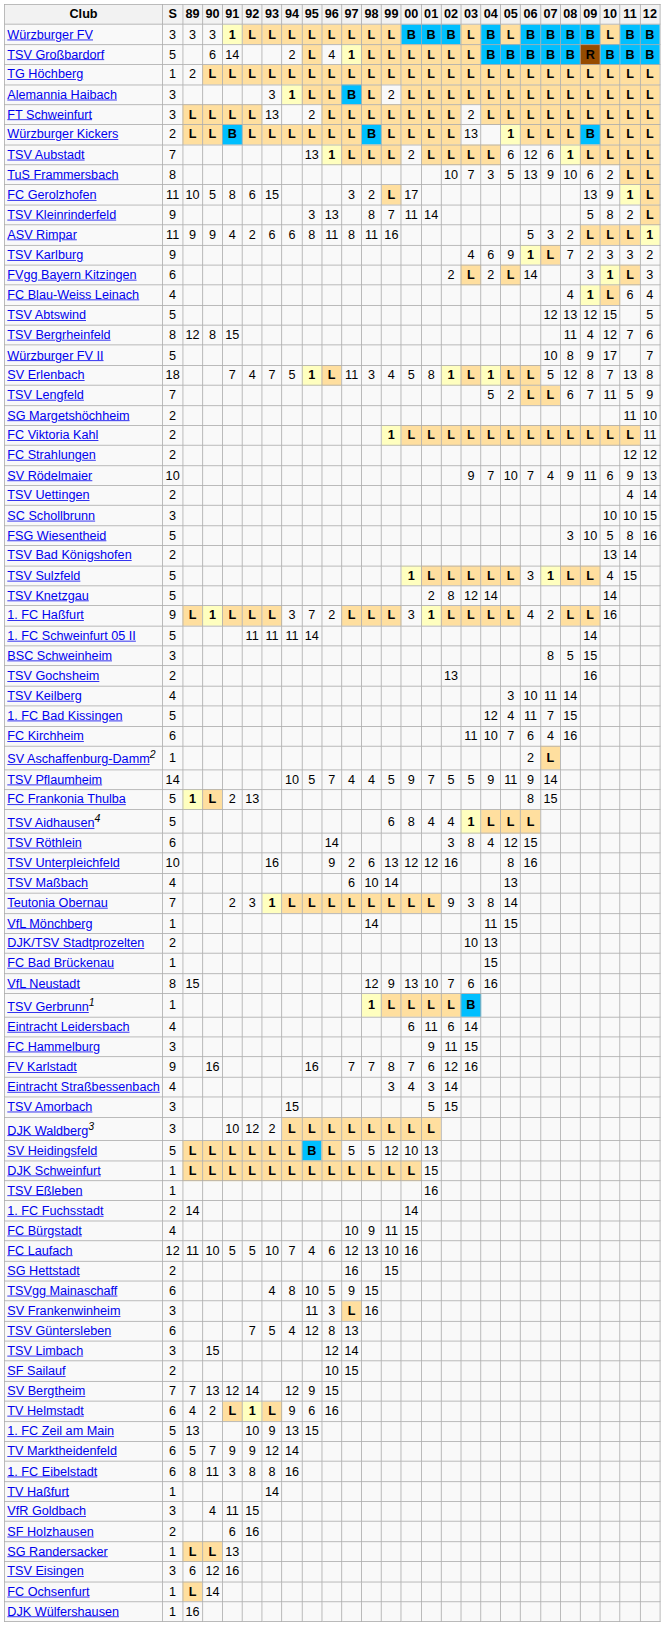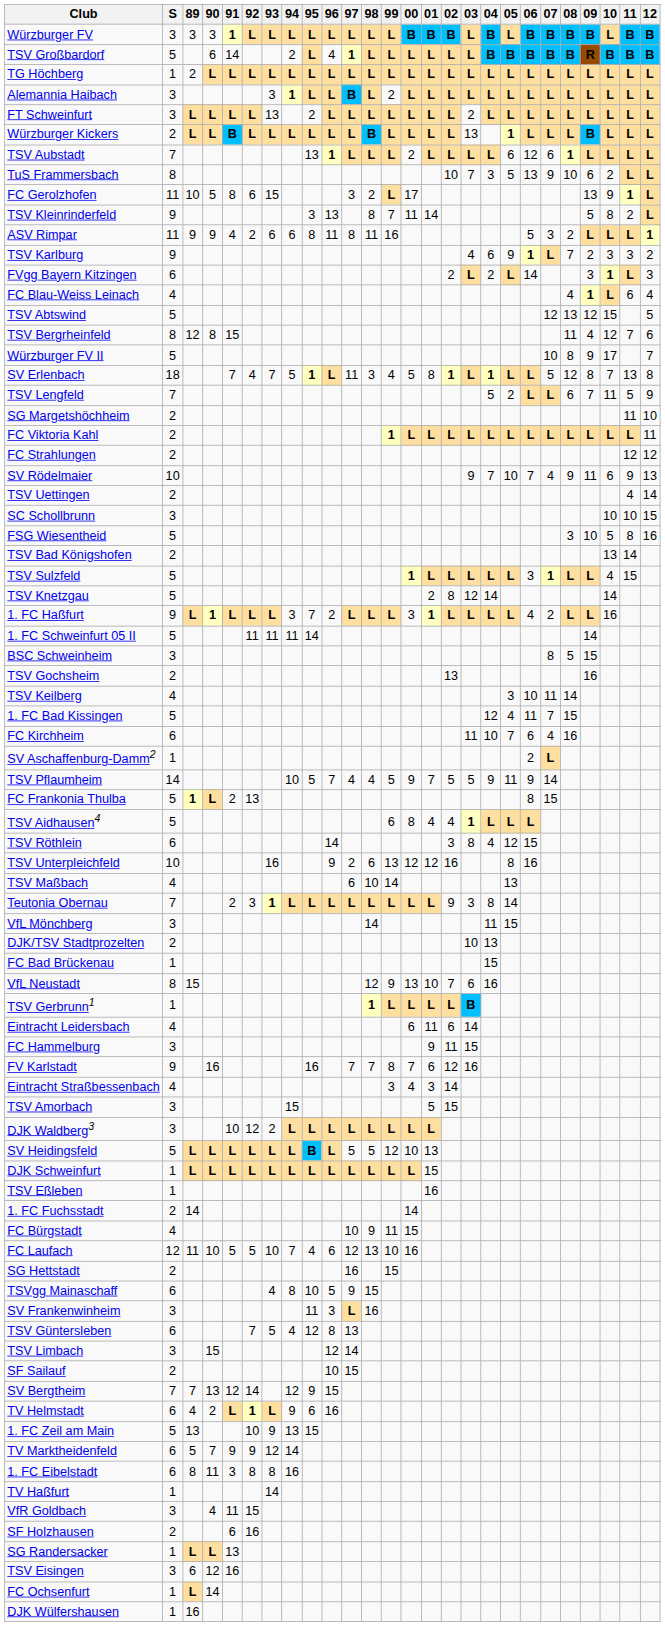(173, 923) 1 -> (173, 923) 3
